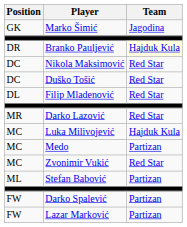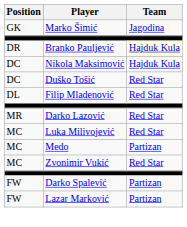(146, 64) Red Star -> (154, 64) Hajduk Kula
(154, 131) Hajduk Kula -> (146, 131) Red Star
- row: (14, 178)
